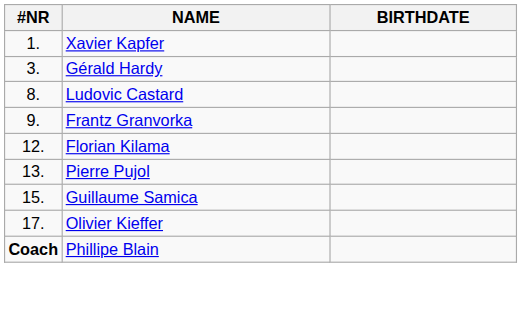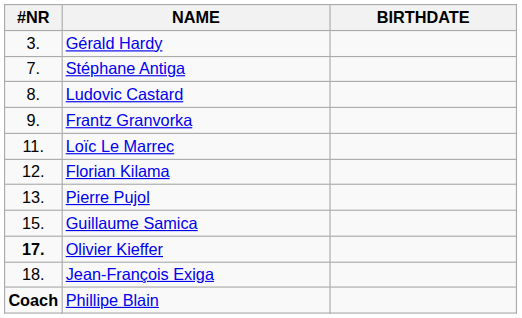- row: (115, 44)
+ row: (125, 69)
+ row: (120, 146)
(33, 223) normal -> (33, 249) bold
+ row: (140, 275)
